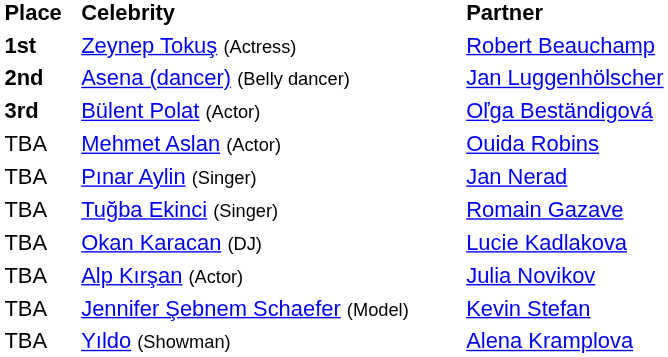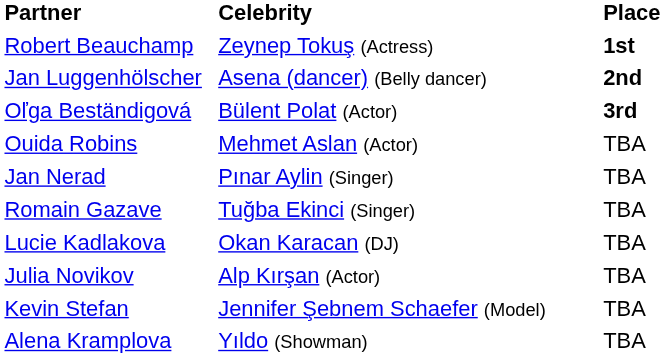columns swapped: (33, 12) <-> (505, 12)
